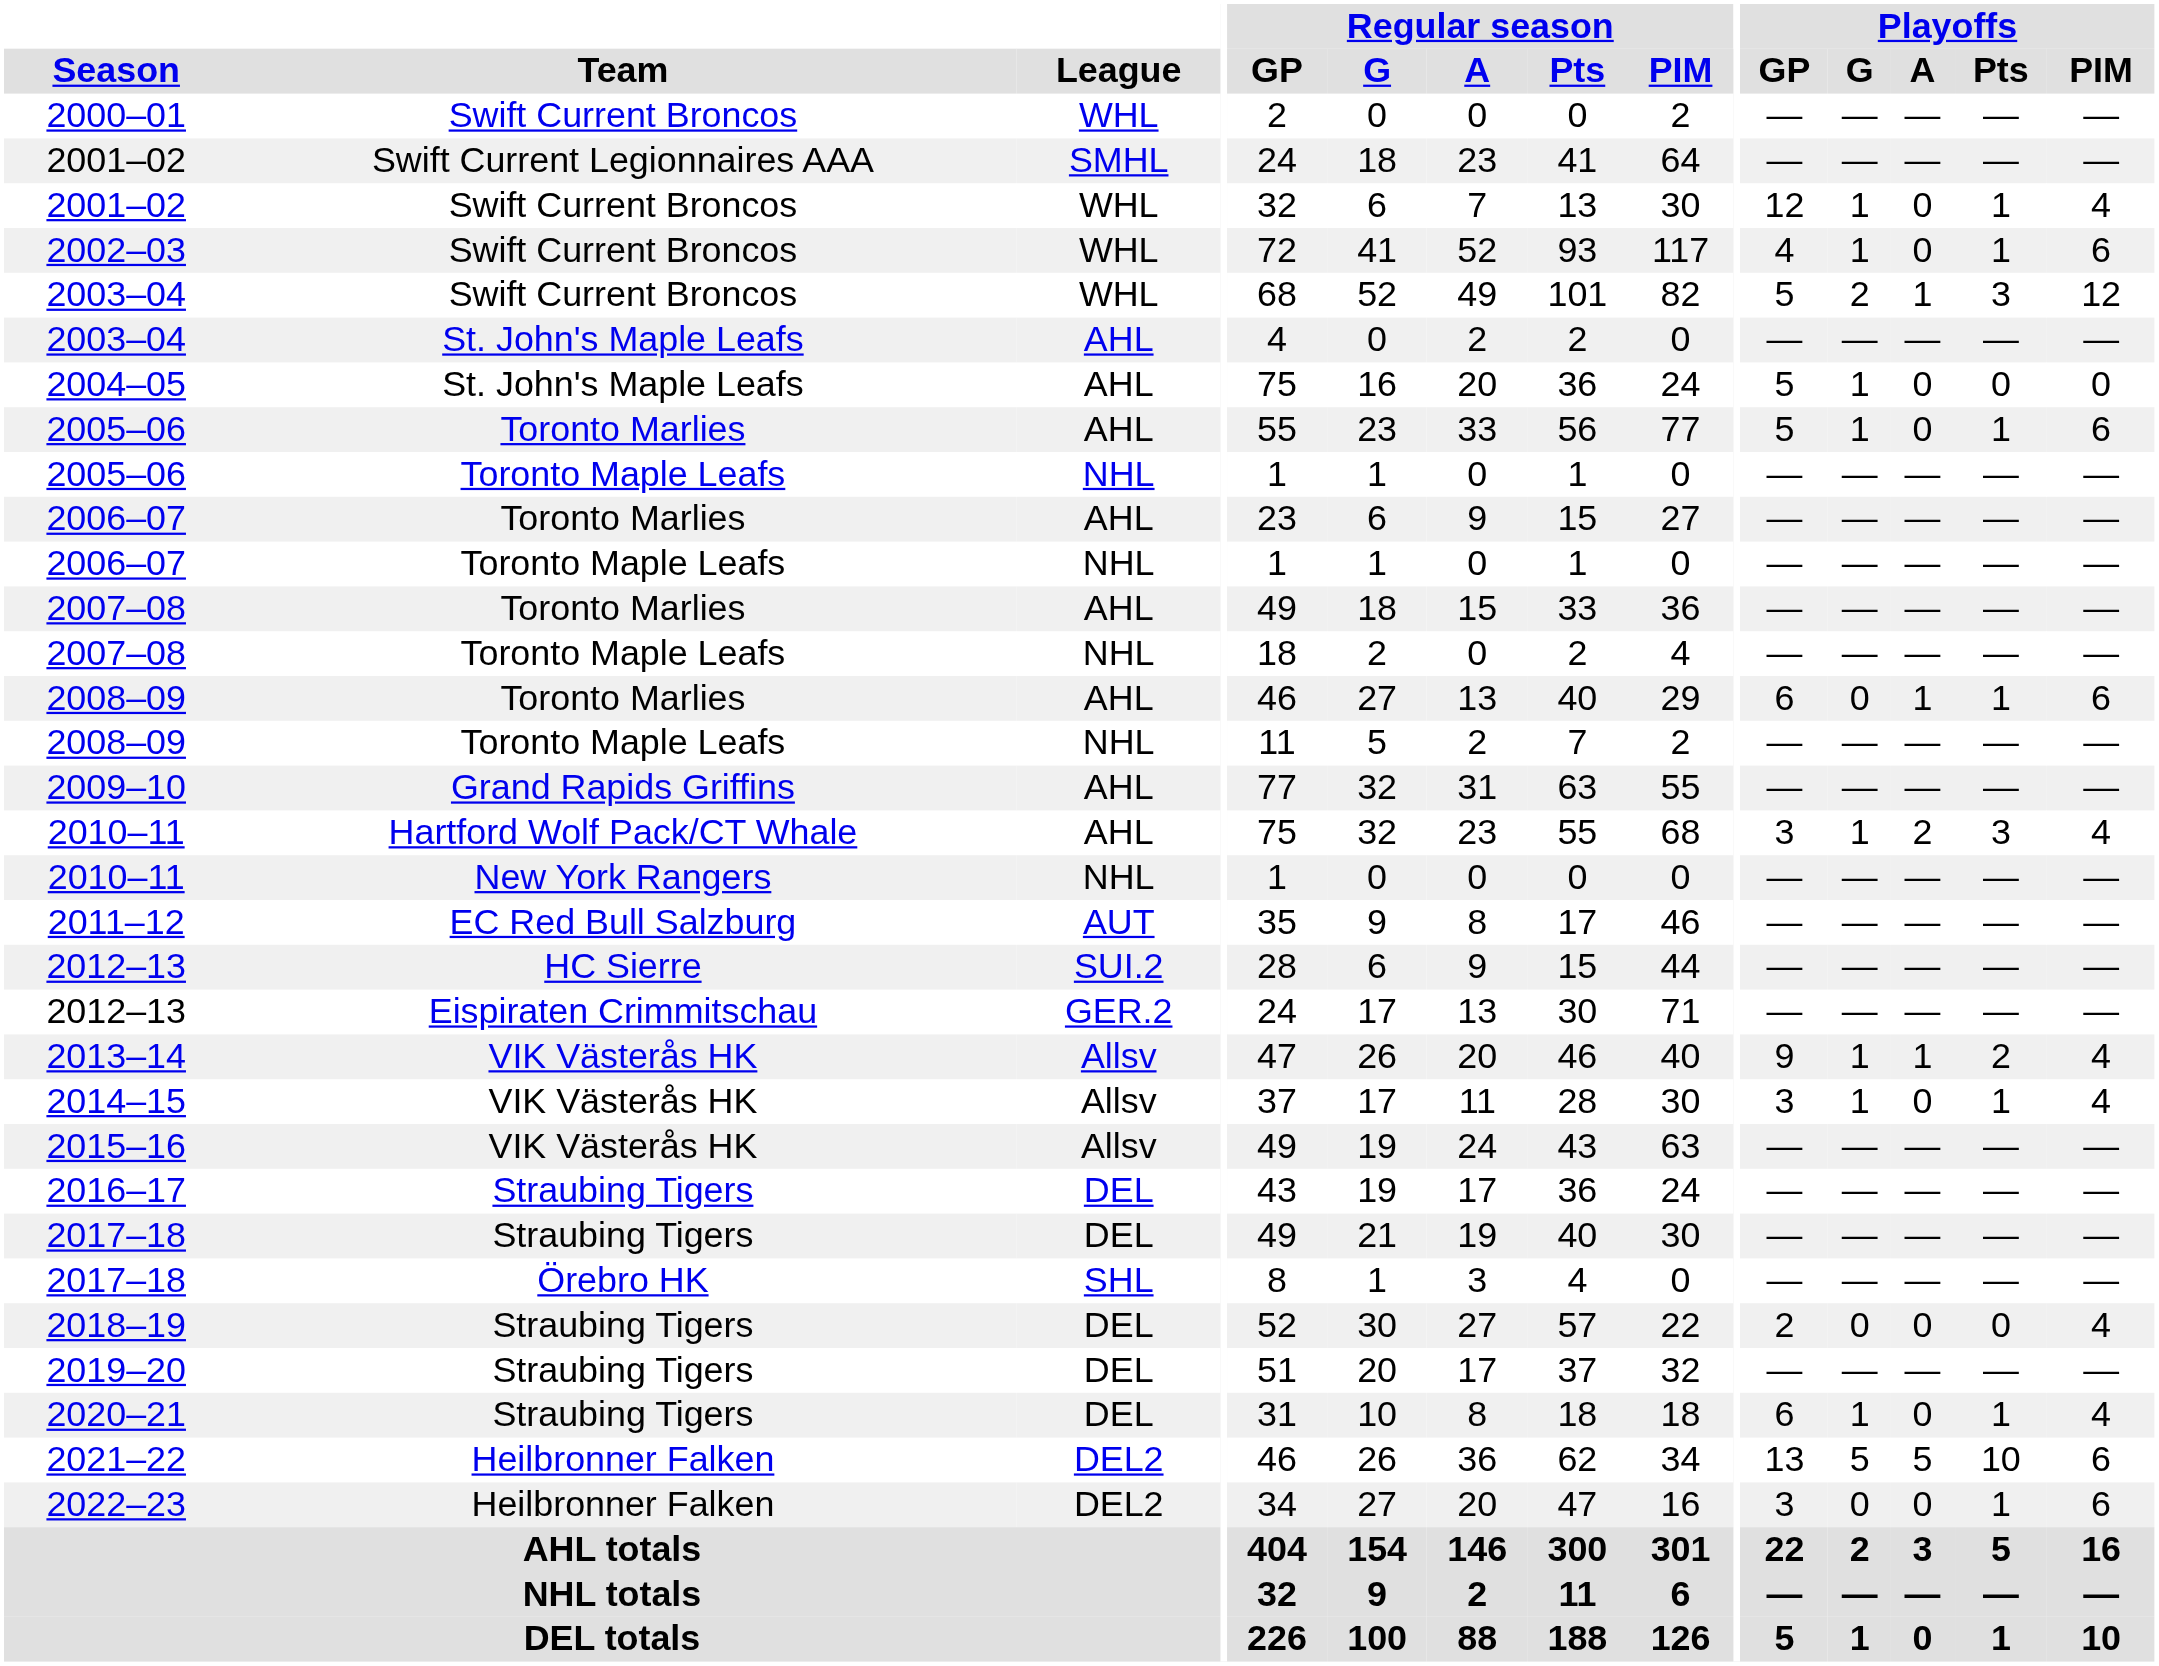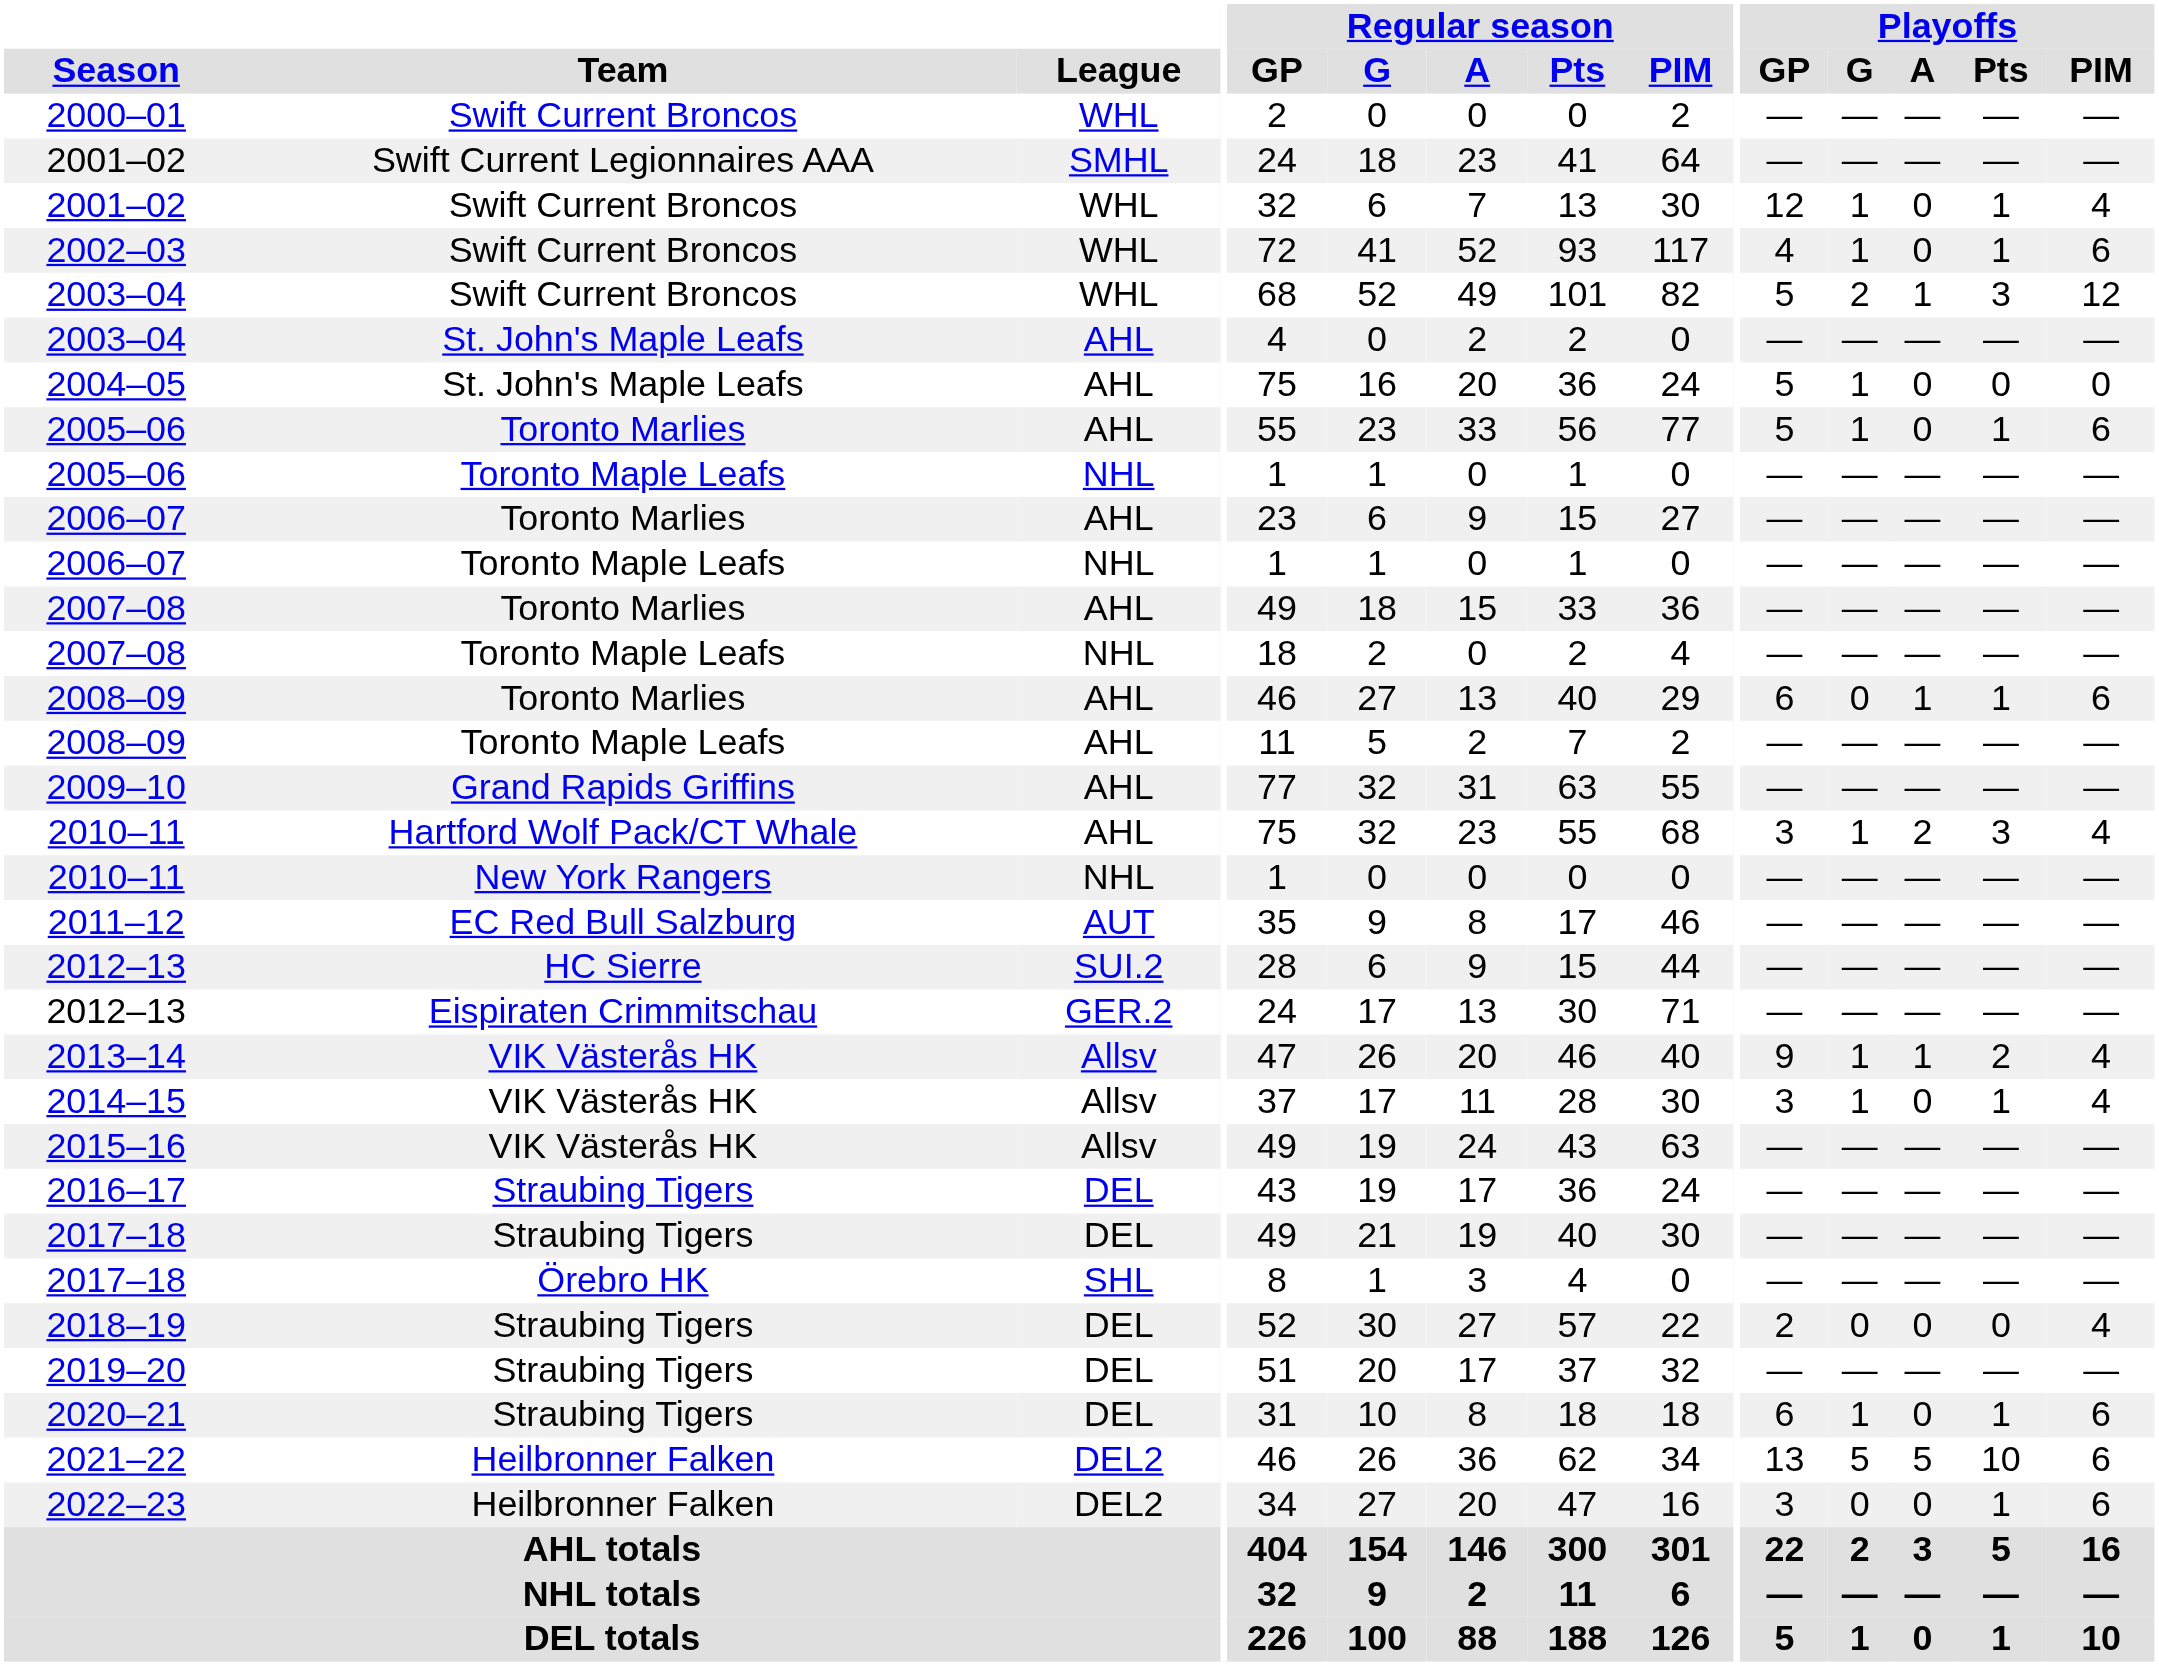(1119, 742) NHL -> (1119, 742) AHL
(2101, 1414) 4 -> (2101, 1414) 6
